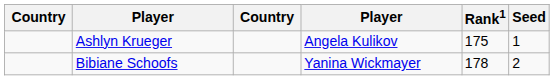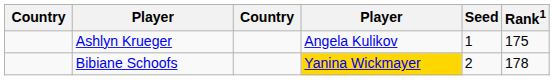columns swapped: (485, 17) <-> (529, 17)
(363, 64) no background -> (363, 64) gold background
